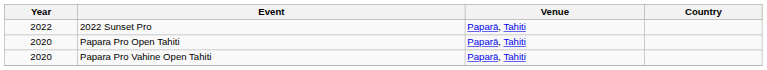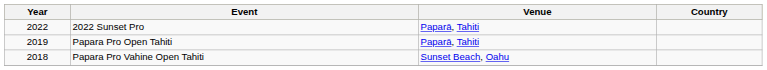(41, 42) 2020 -> (37, 42) 2019
(41, 57) 2020 -> (37, 57) 2018
(497, 57) Paparā, Tahiti -> (465, 57) Sunset Beach, Oahu
